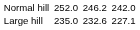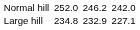(66, 21) 235.0 -> (66, 21) 234.8
(95, 21) 232.6 -> (95, 21) 232.9
